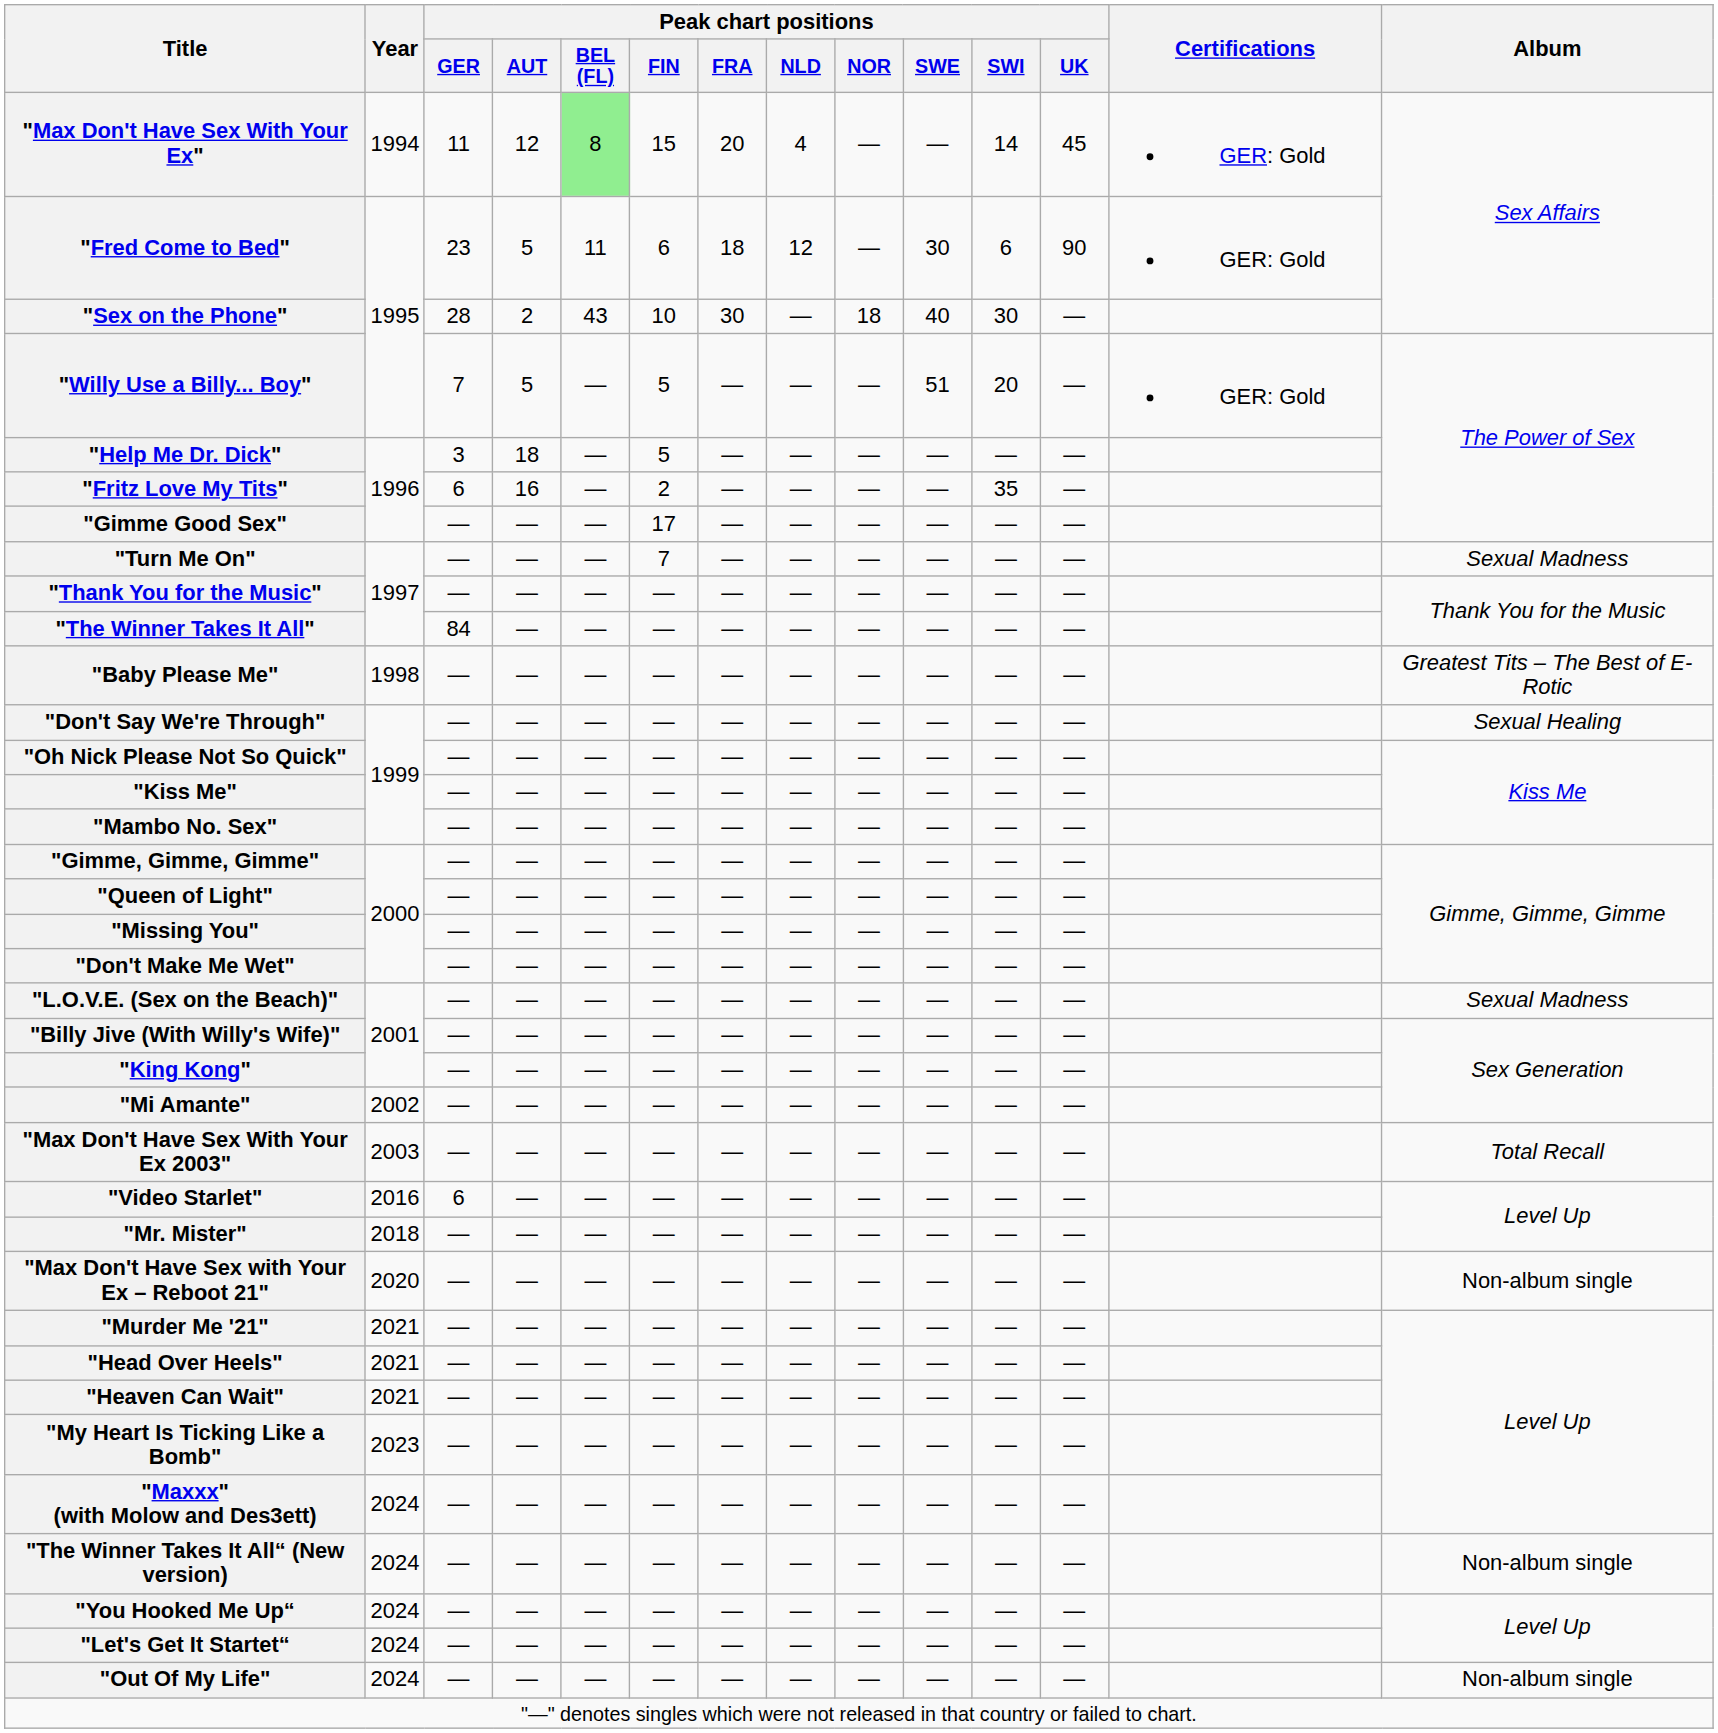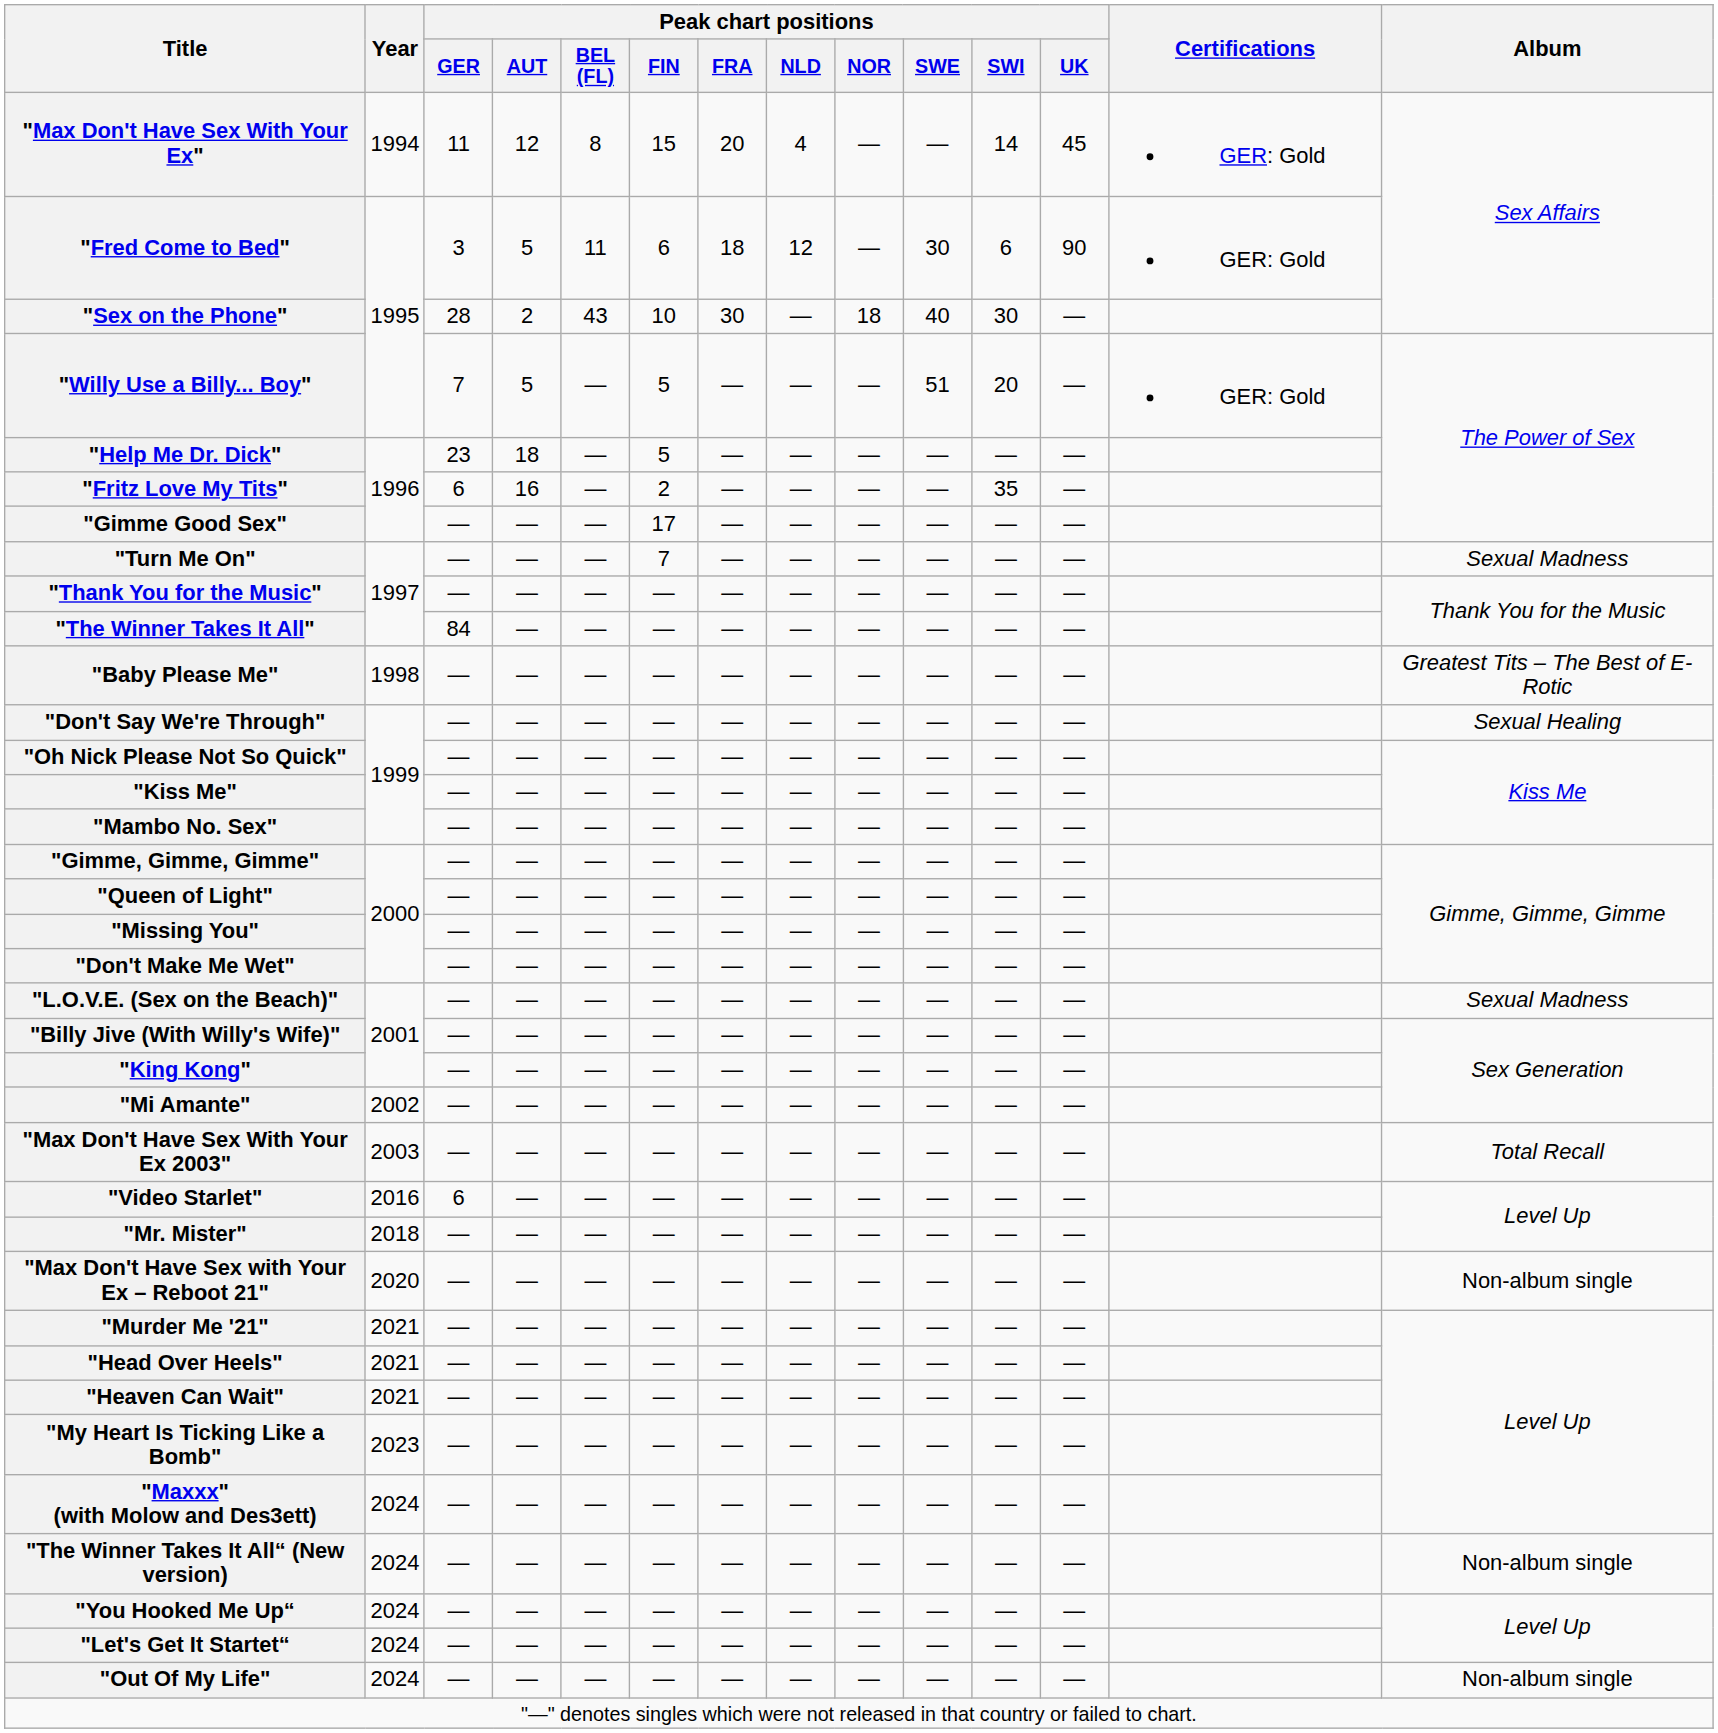(595, 143) lightgreen background -> (595, 143) no background
(459, 247) 23 -> (459, 247) 3
(459, 454) 3 -> (459, 454) 23
